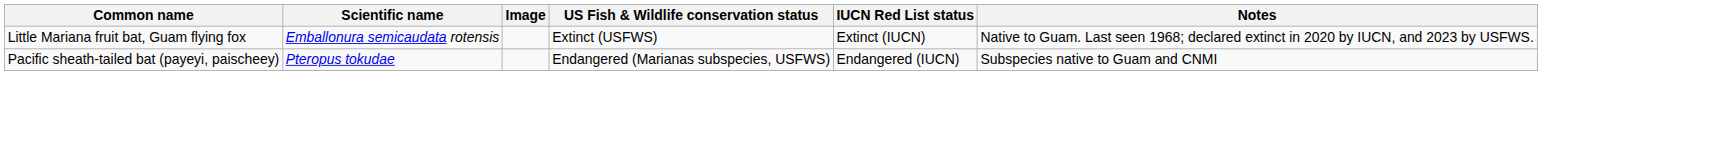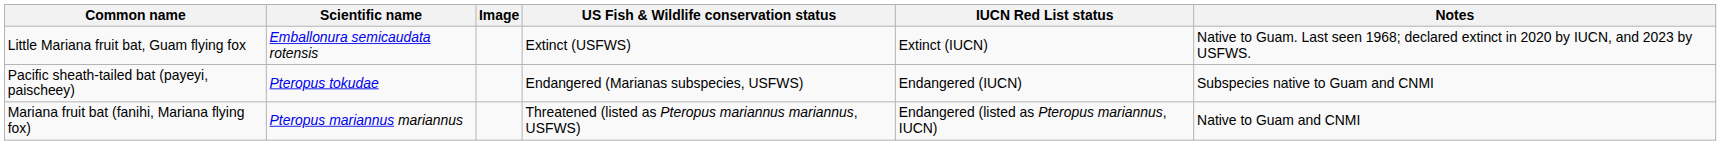+ row: (126, 120)
